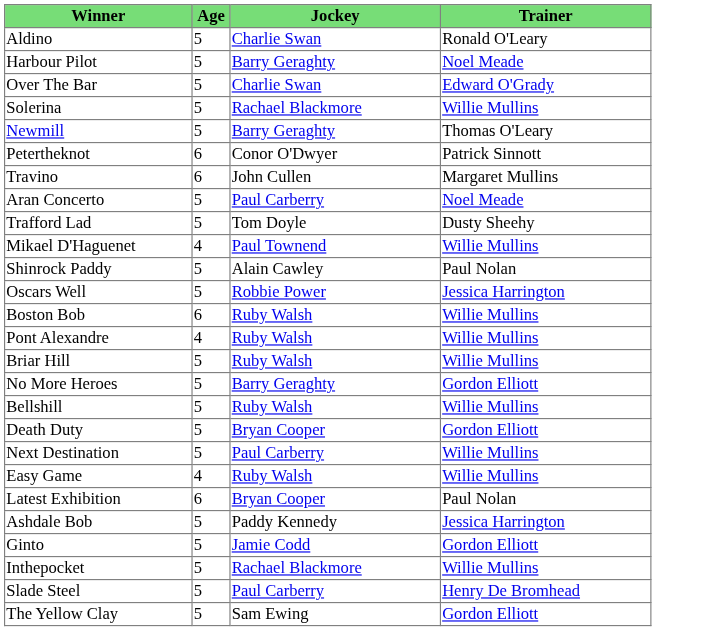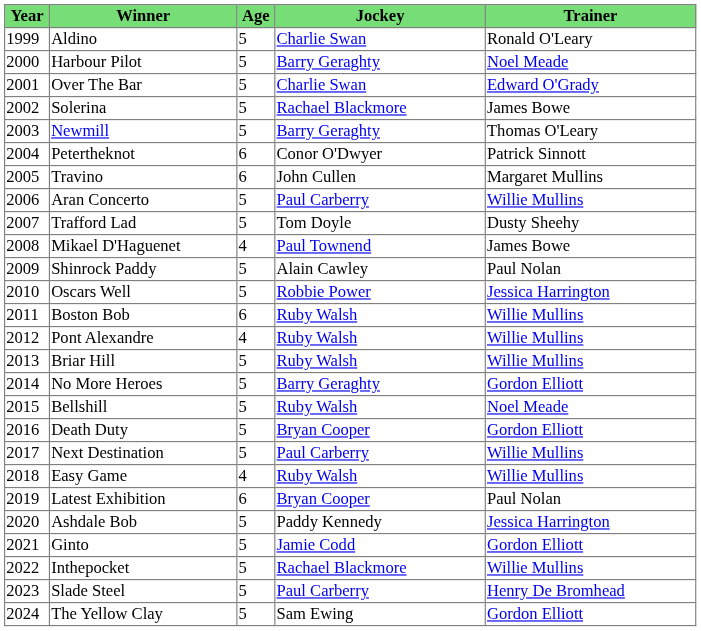+ column: (27, 16)
(490, 107) Willie Mullins -> (529, 107) James Bowe
(483, 200) Noel Meade -> (535, 200) Willie Mullins
(490, 246) Willie Mullins -> (529, 246) James Bowe
(490, 406) Willie Mullins -> (528, 406) Noel Meade
